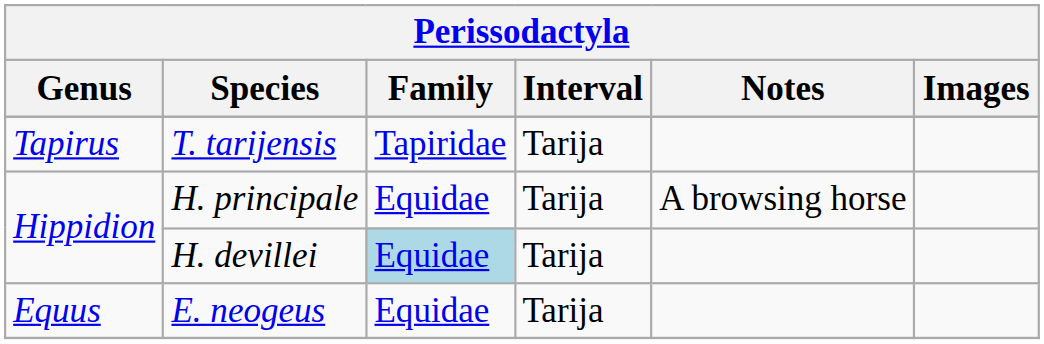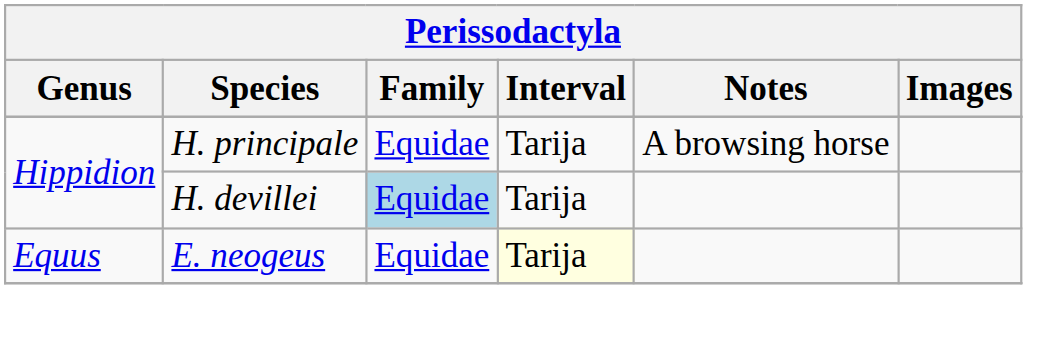- row: (254, 143)
(563, 310) no background -> (546, 254) lightyellow background
